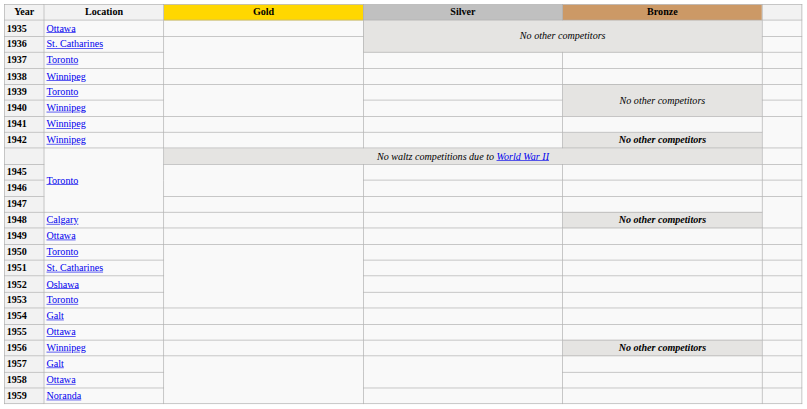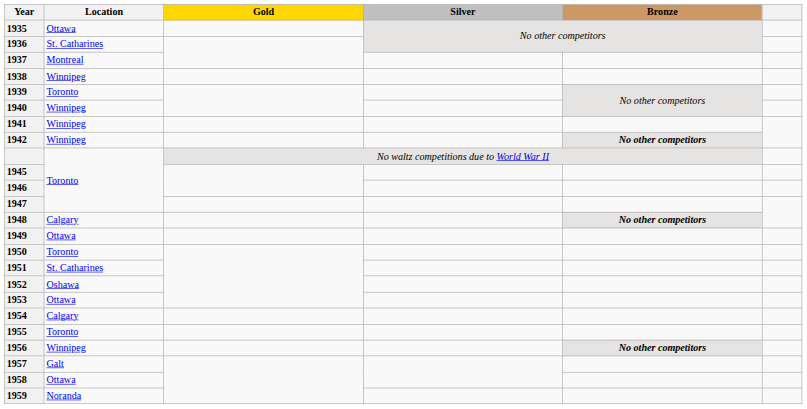(62, 60) Toronto -> (65, 60) Montreal
(62, 300) Toronto -> (61, 300) Ottawa
(55, 316) Galt -> (62, 316) Calgary
(61, 332) Ottawa -> (62, 332) Toronto
